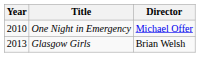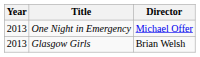(17, 28) 2010 -> (17, 28) 2013
